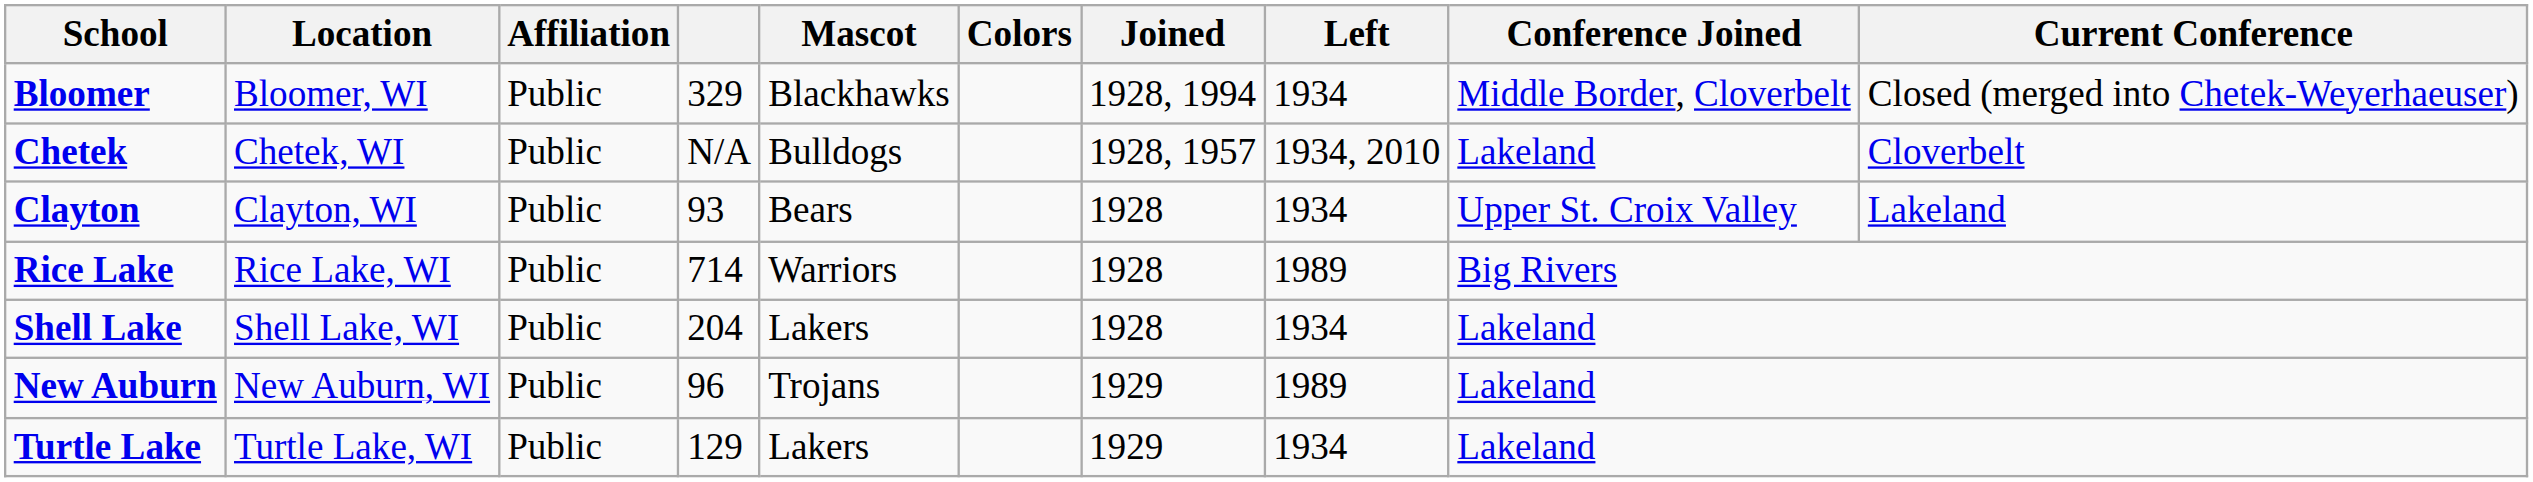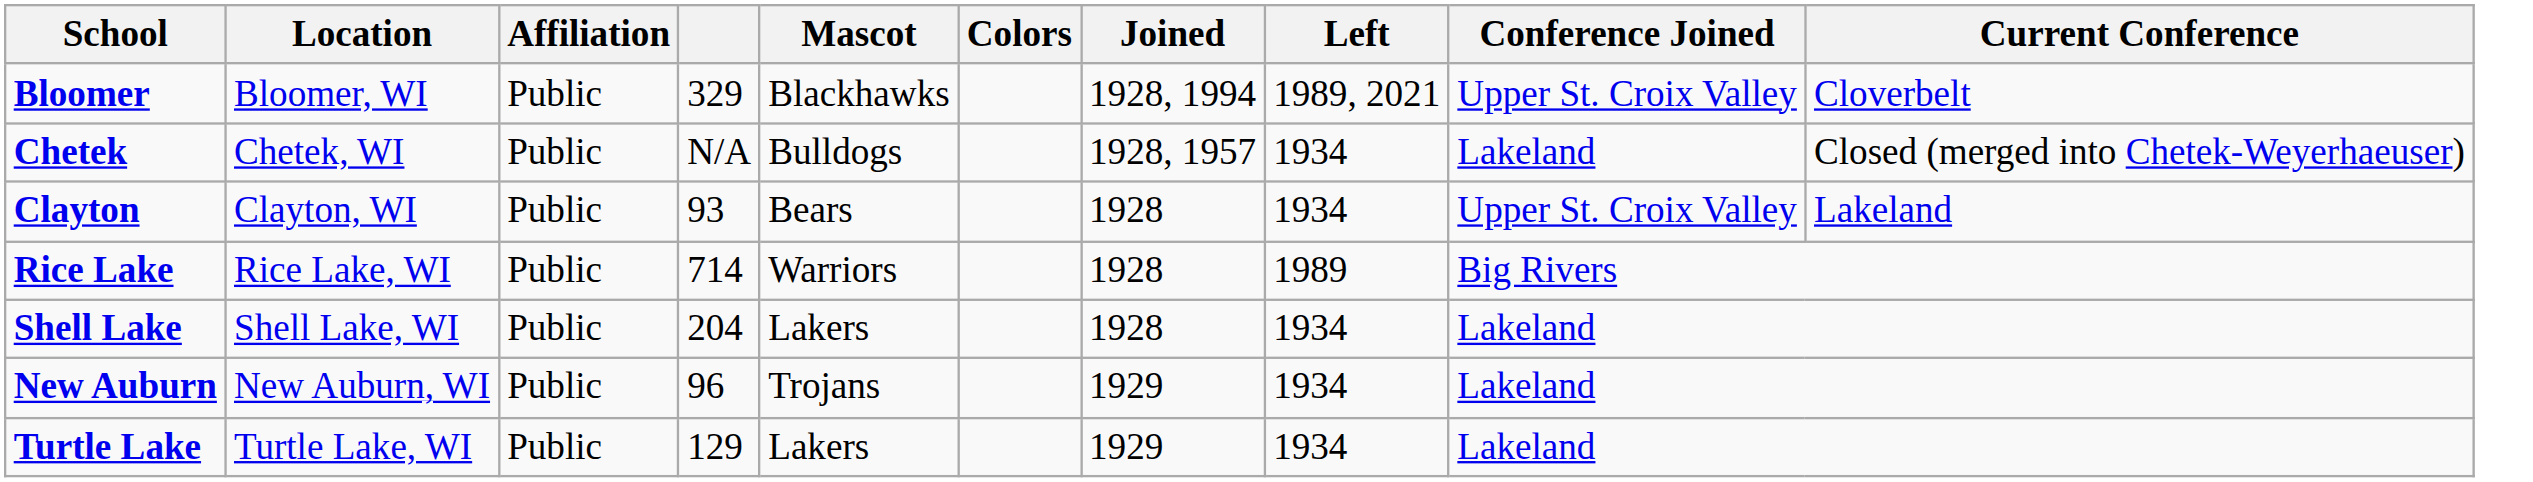(1310, 92) 1934 -> (1357, 92) 1989, 2021
(1654, 92) Middle Border, Cloverbelt -> (1627, 92) Upper St. Croix Valley
(2193, 92) Closed (merged into Chetek-Weyerhaeuser) -> (1892, 92) Cloverbelt
(1357, 151) 1934, 2010 -> (1310, 151) 1934
(1946, 151) Cloverbelt -> (2139, 151) Closed (merged into Chetek-Weyerhaeuser)
(1310, 387) 1989 -> (1310, 387) 1934
